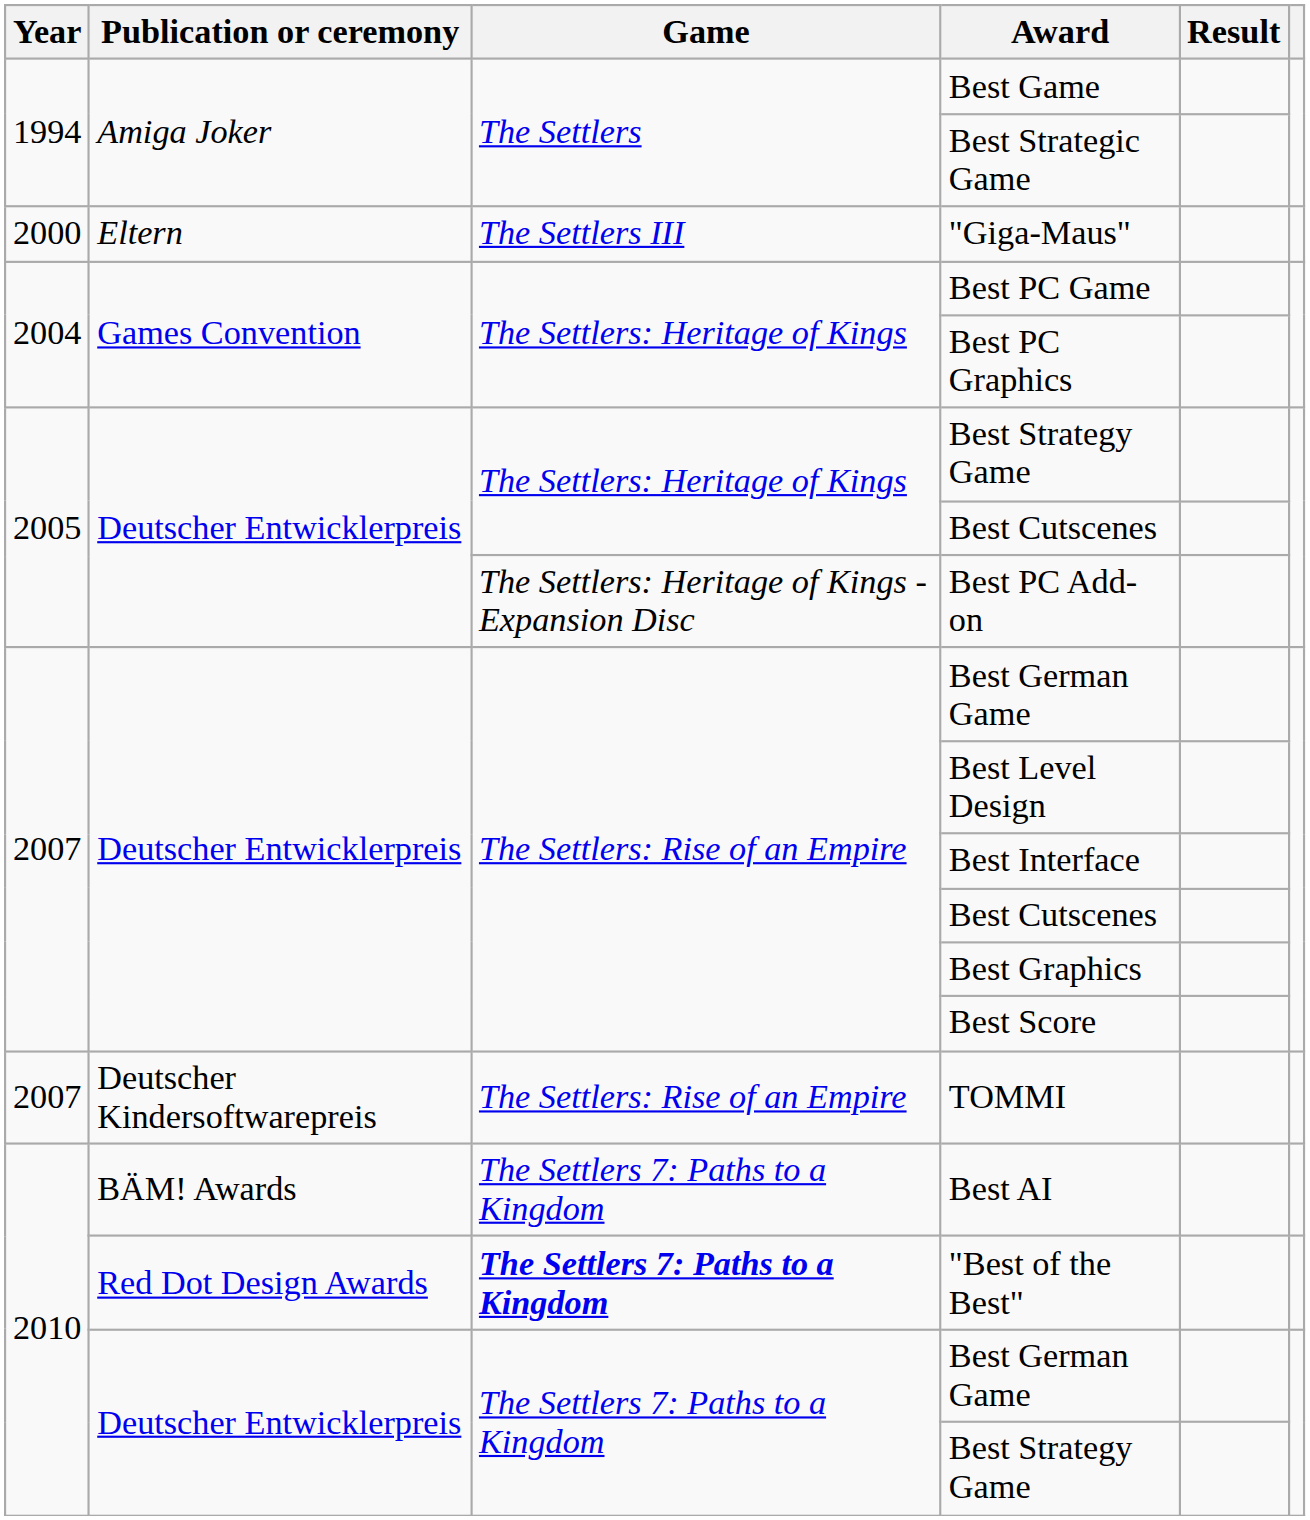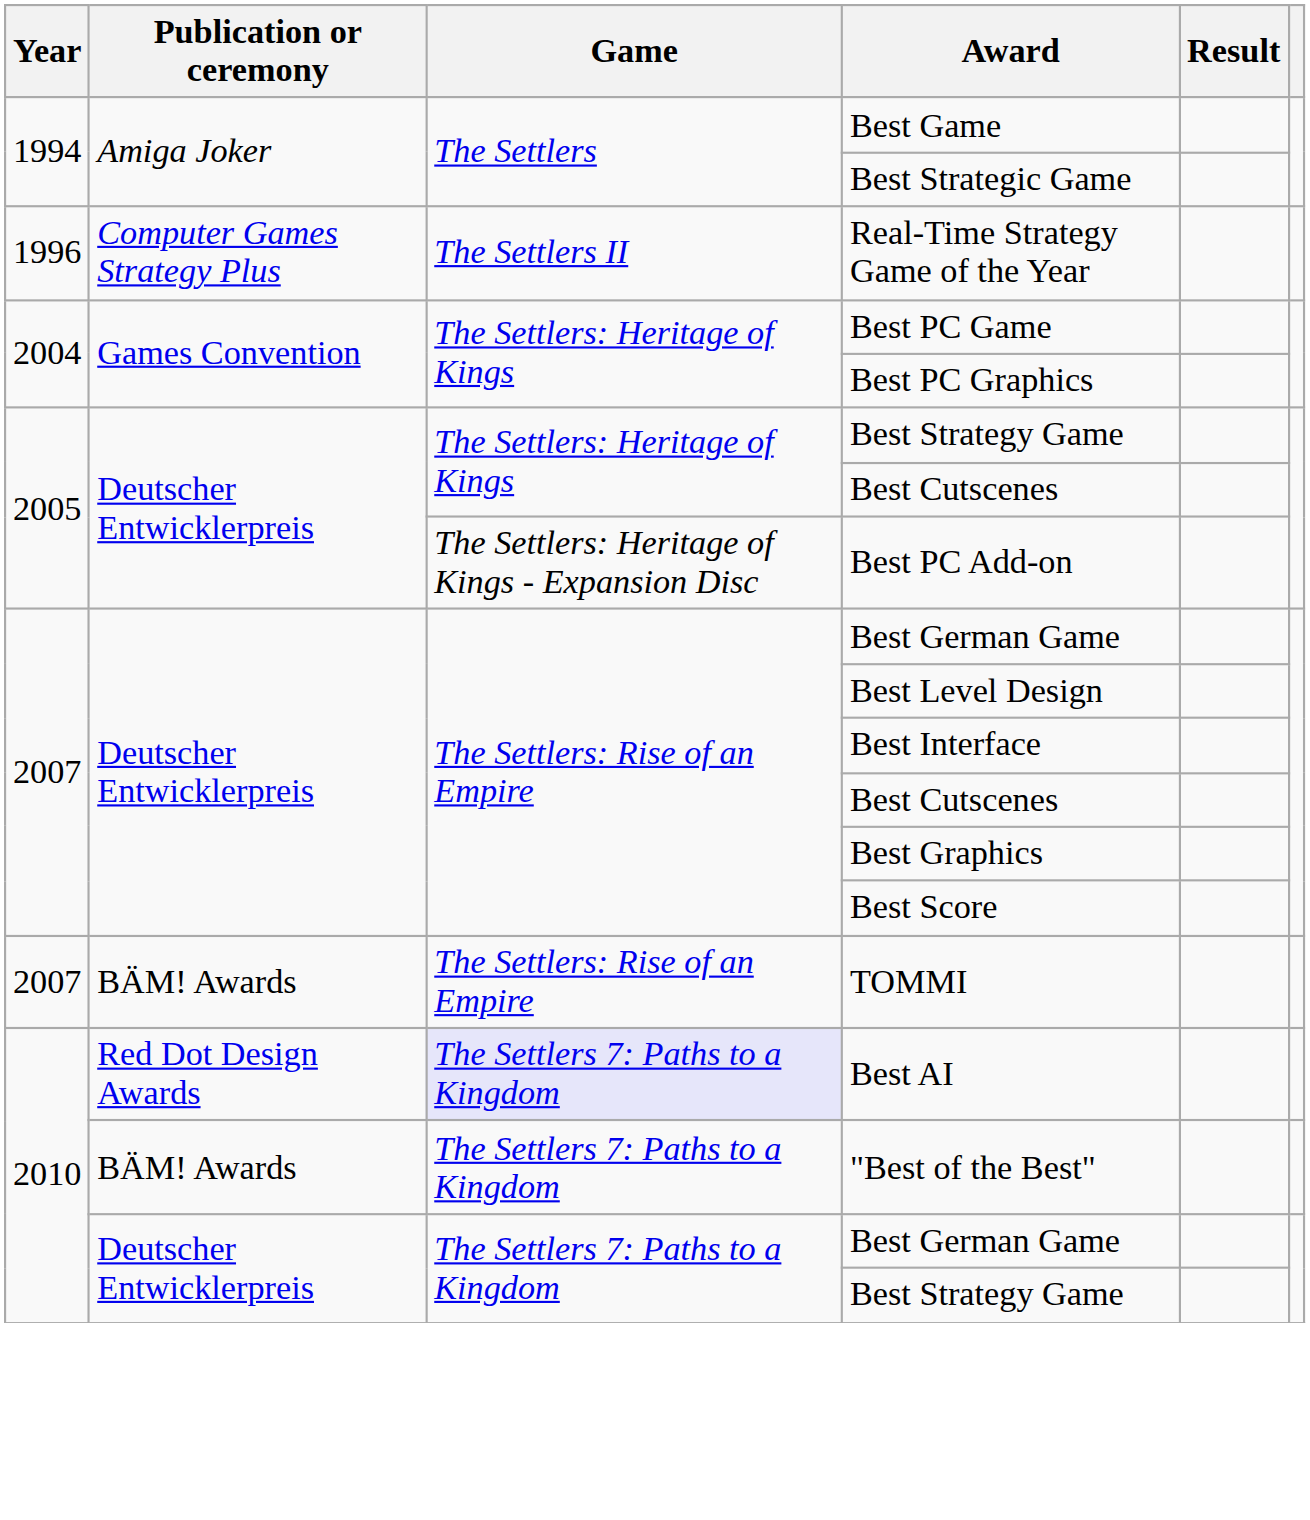+ row: (47, 252)
- row: (47, 233)
(237, 1096) Deutscher Kindersoftwarepreis -> (197, 981) BÄM! Awards
(197, 1189) BÄM! Awards -> (208, 1073) Red Dot Design Awards
(653, 1189) no background -> (608, 1073) lavender background
(263, 1282) Red Dot Design Awards -> (197, 1166) BÄM! Awards
(656, 1282) bold -> (608, 1166) normal
